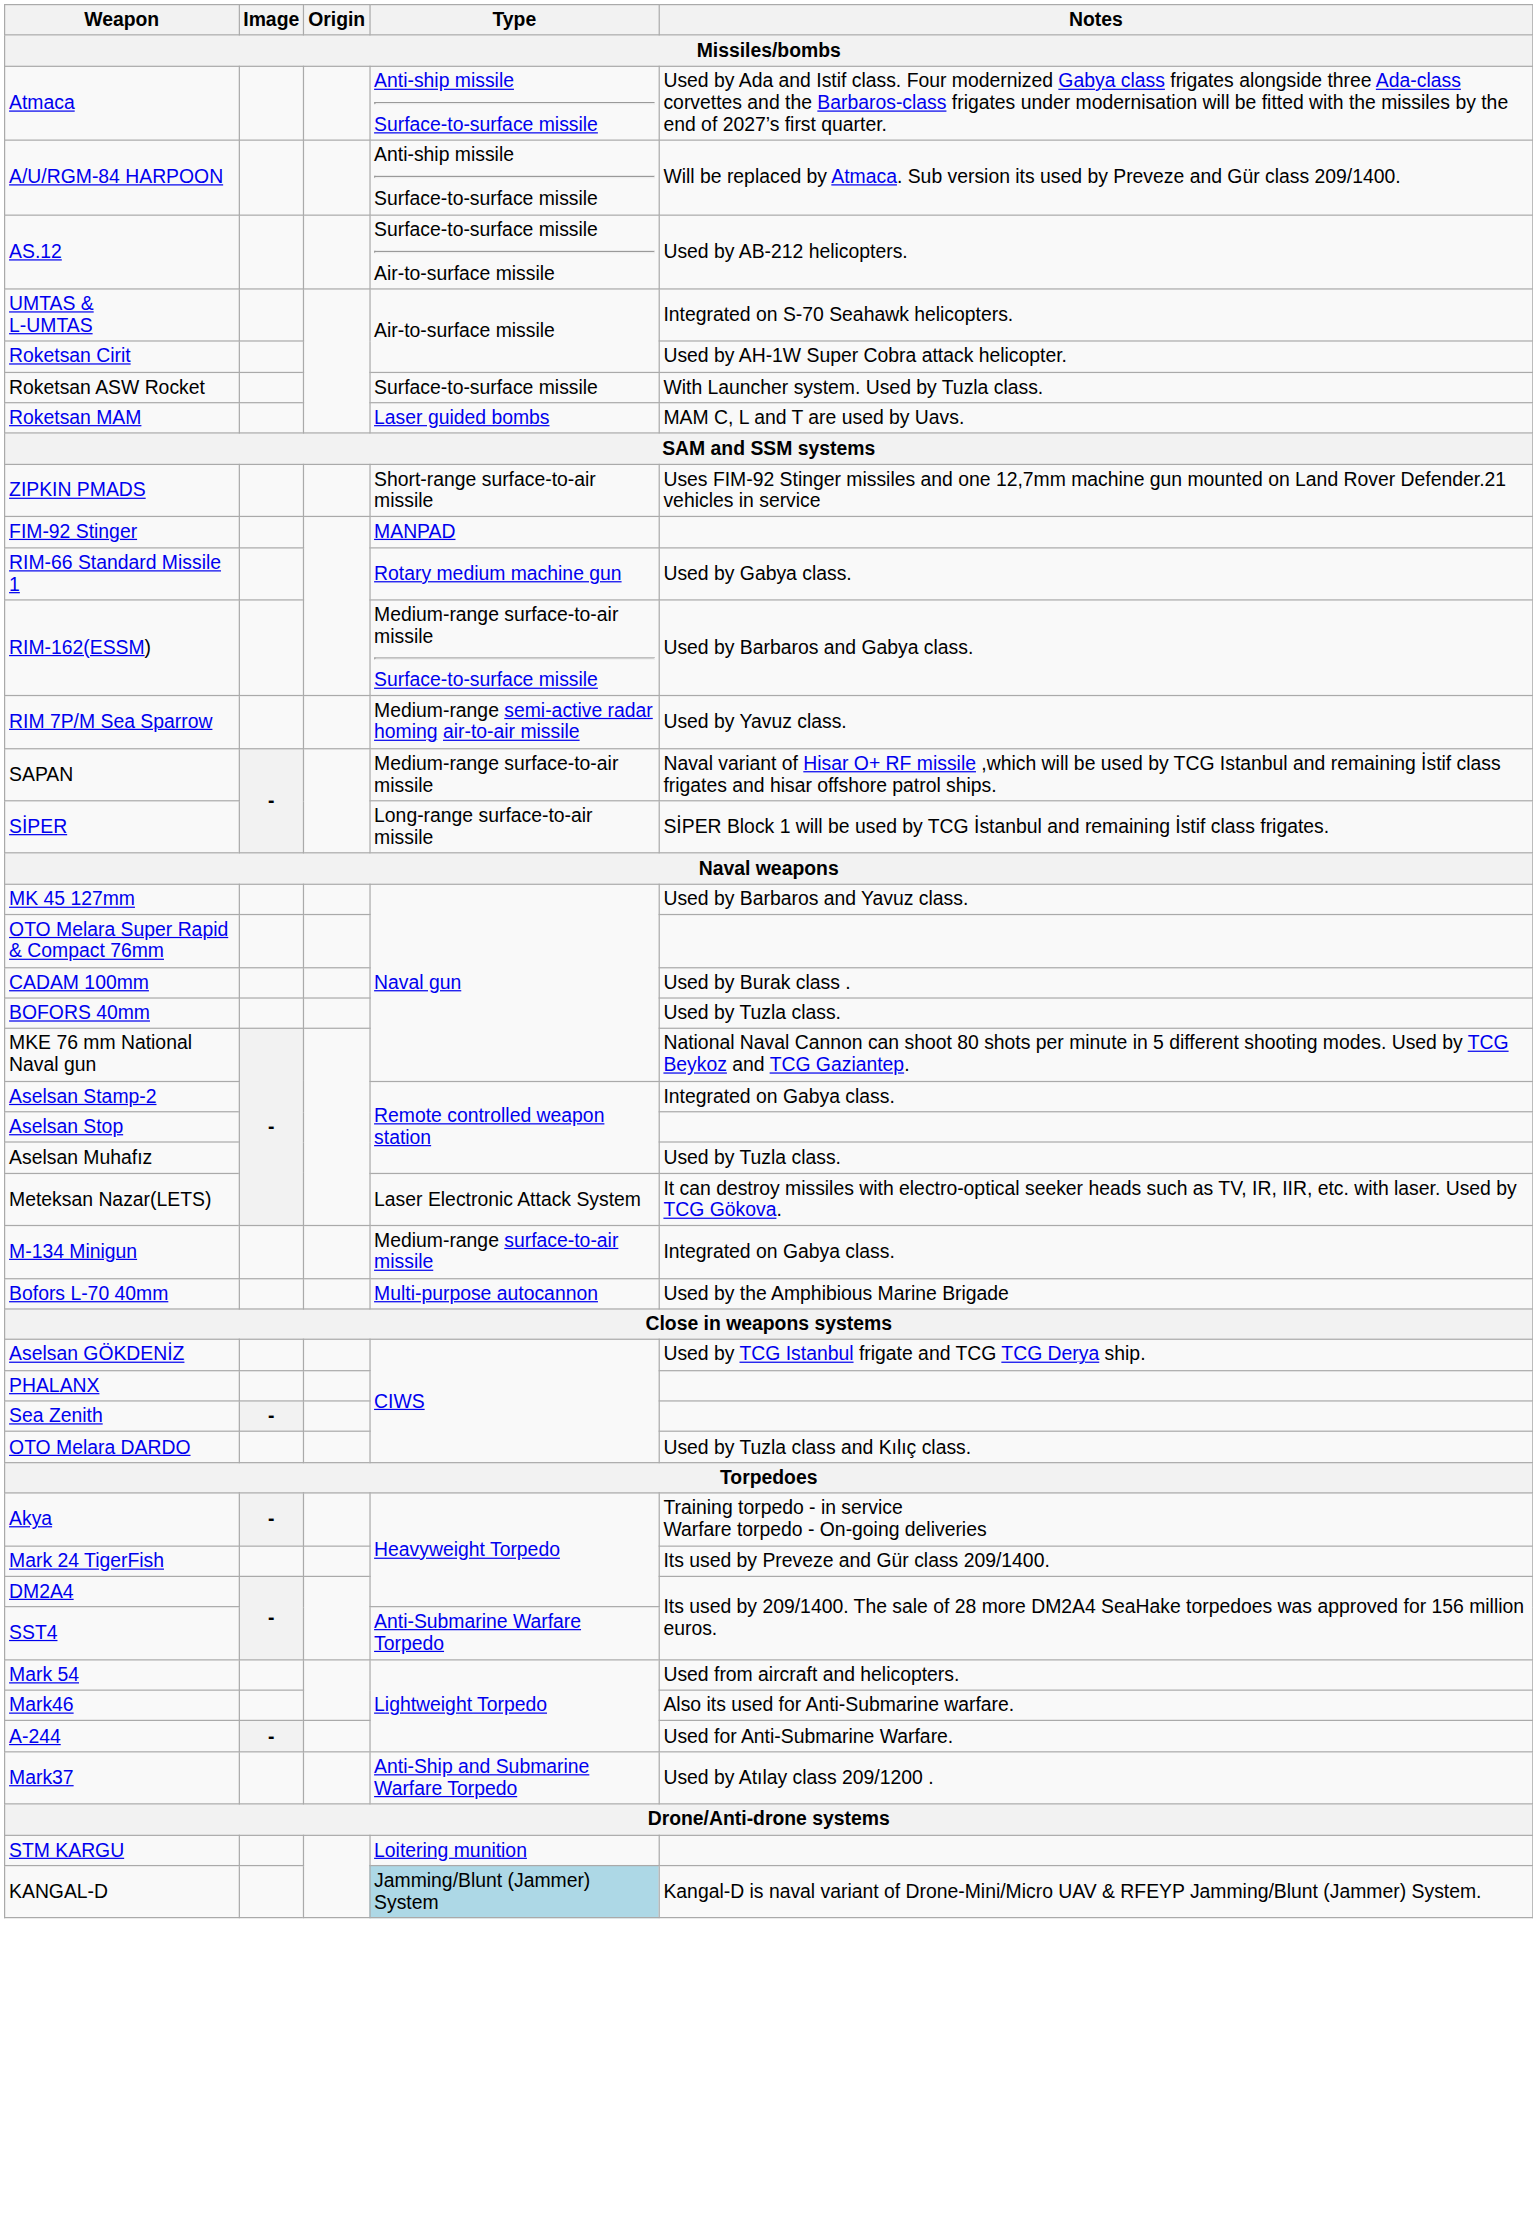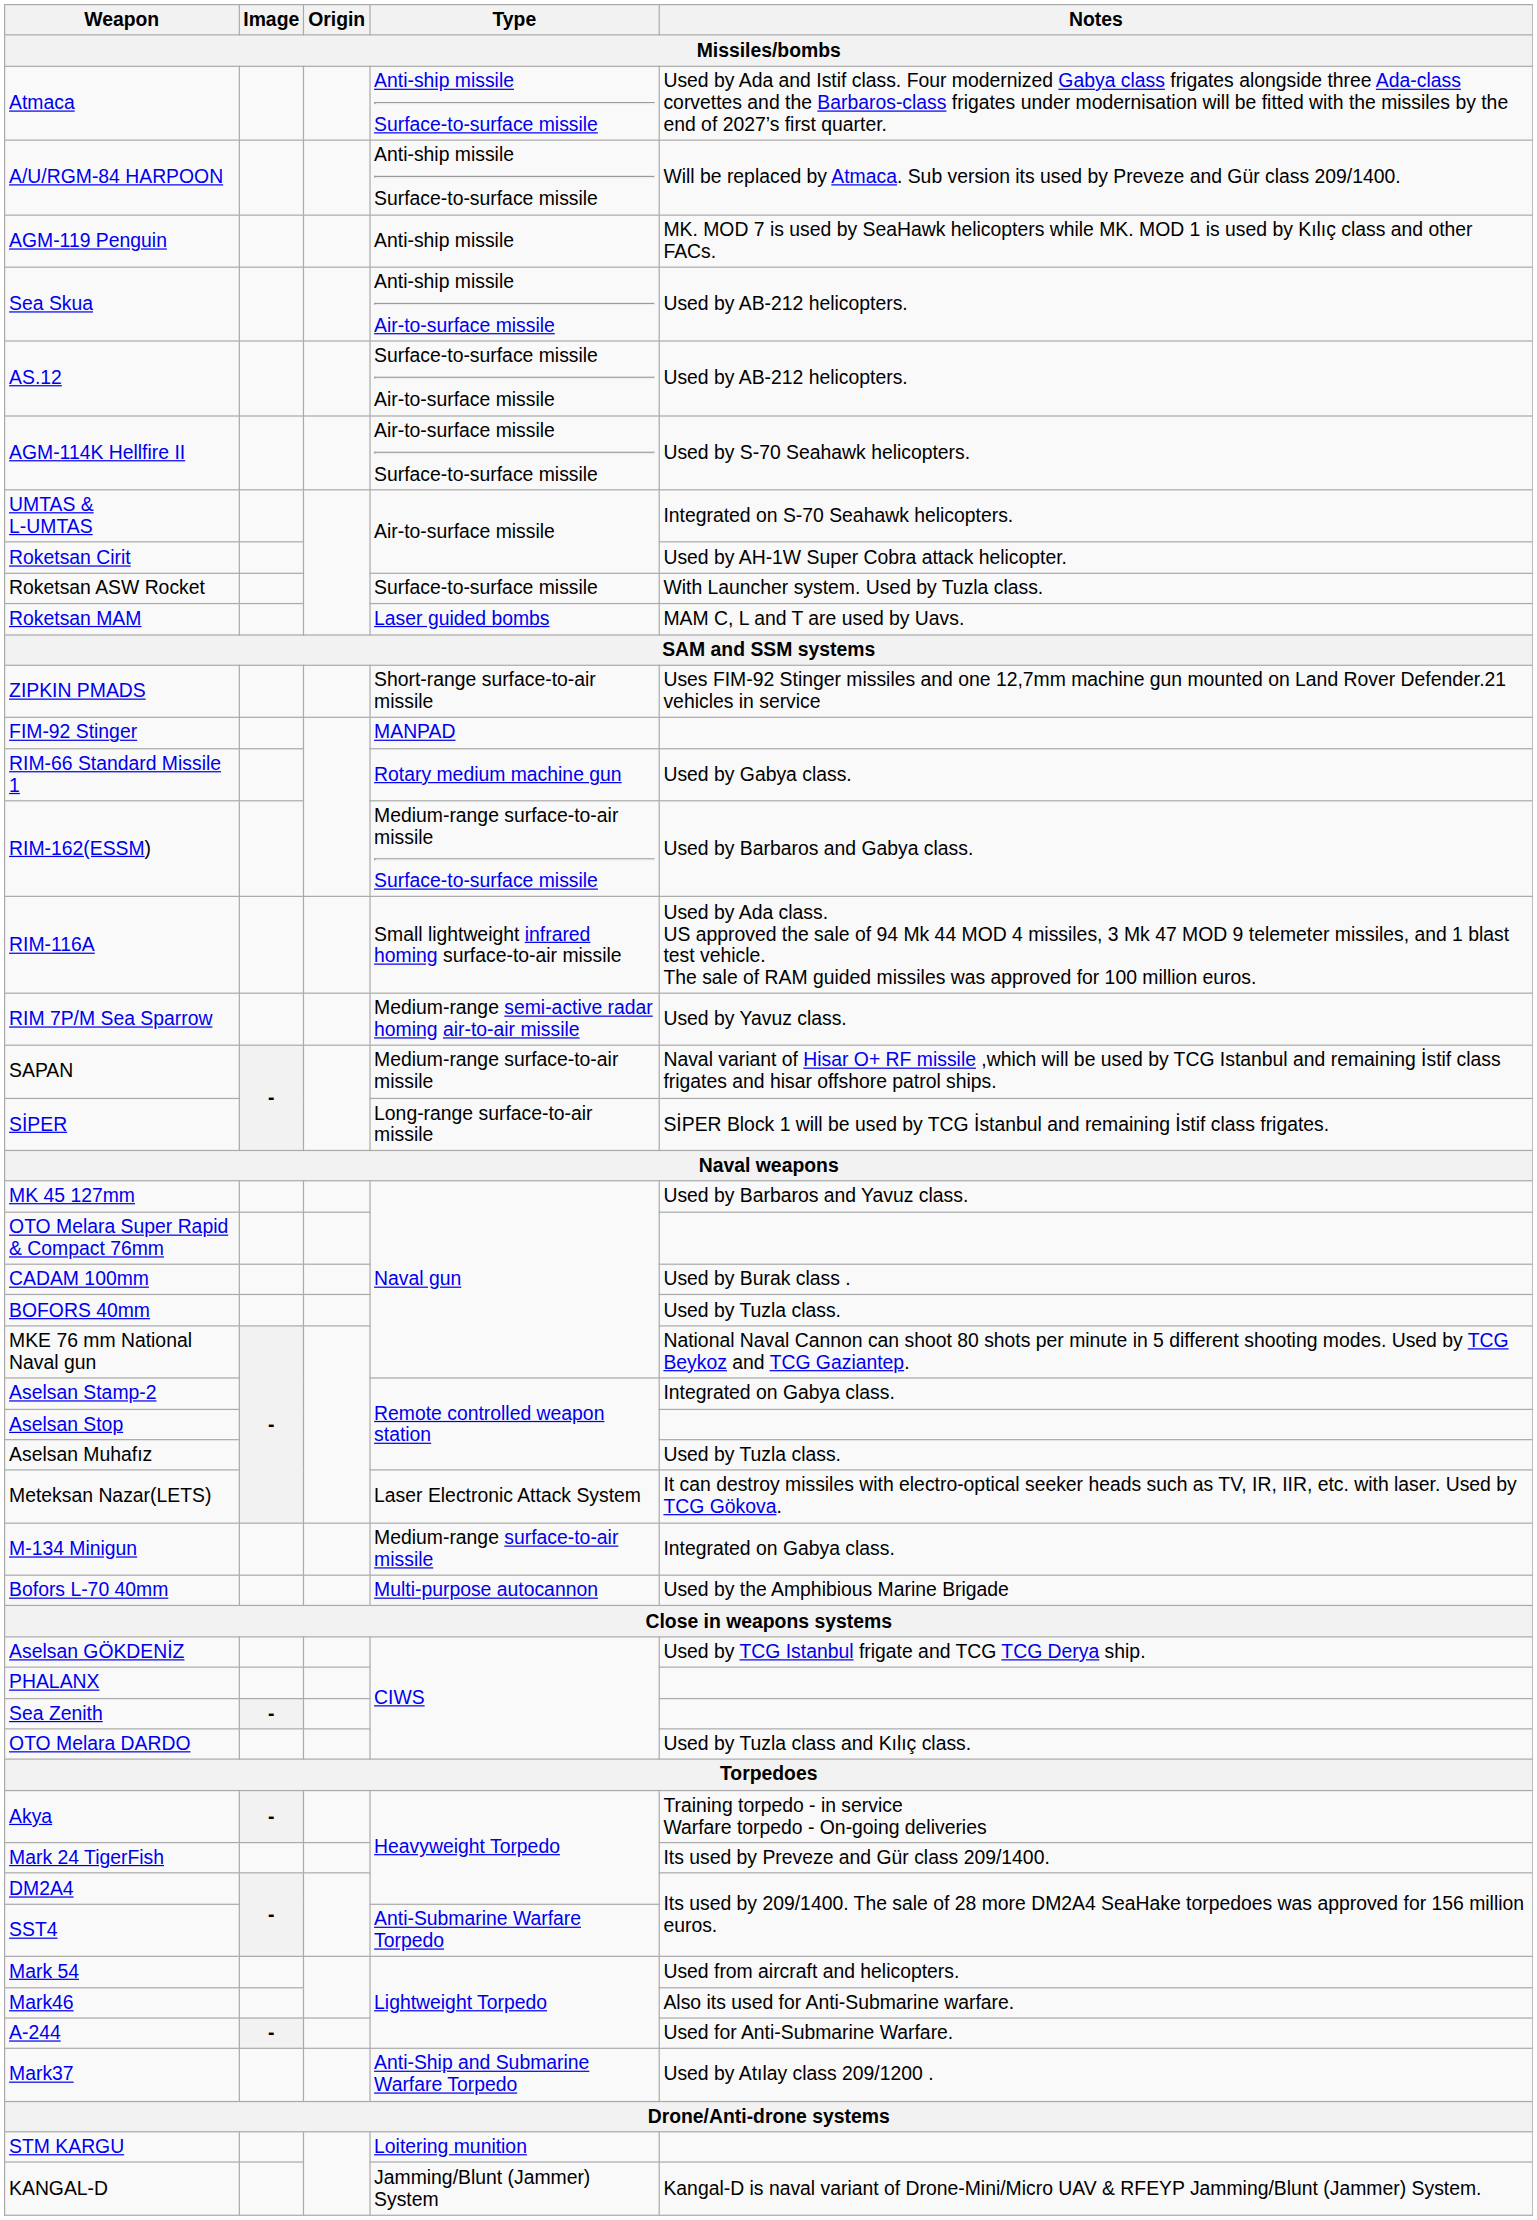+ row: (88, 240)
+ row: (51, 304)
+ row: (97, 452)
+ row: (52, 944)
(482, 1891) lightblue background -> (482, 2188) no background
